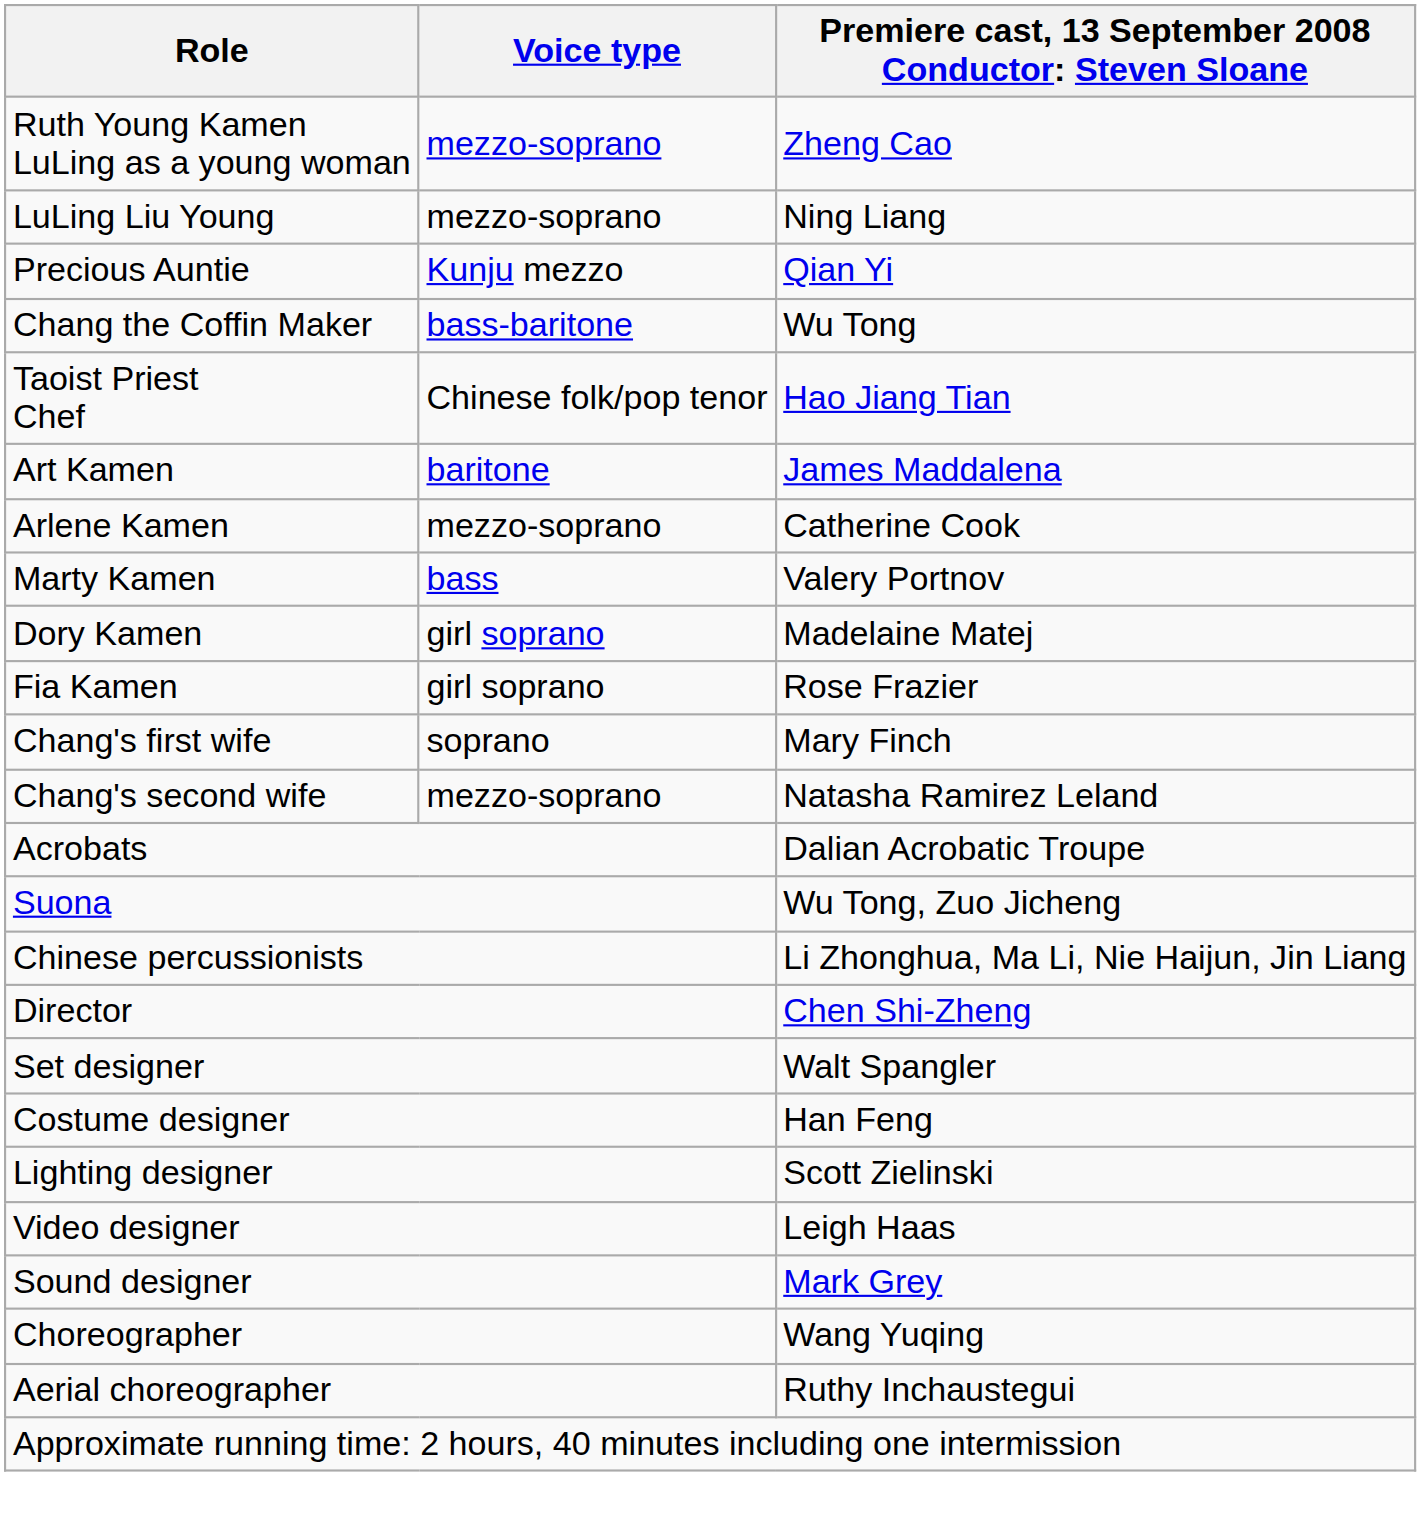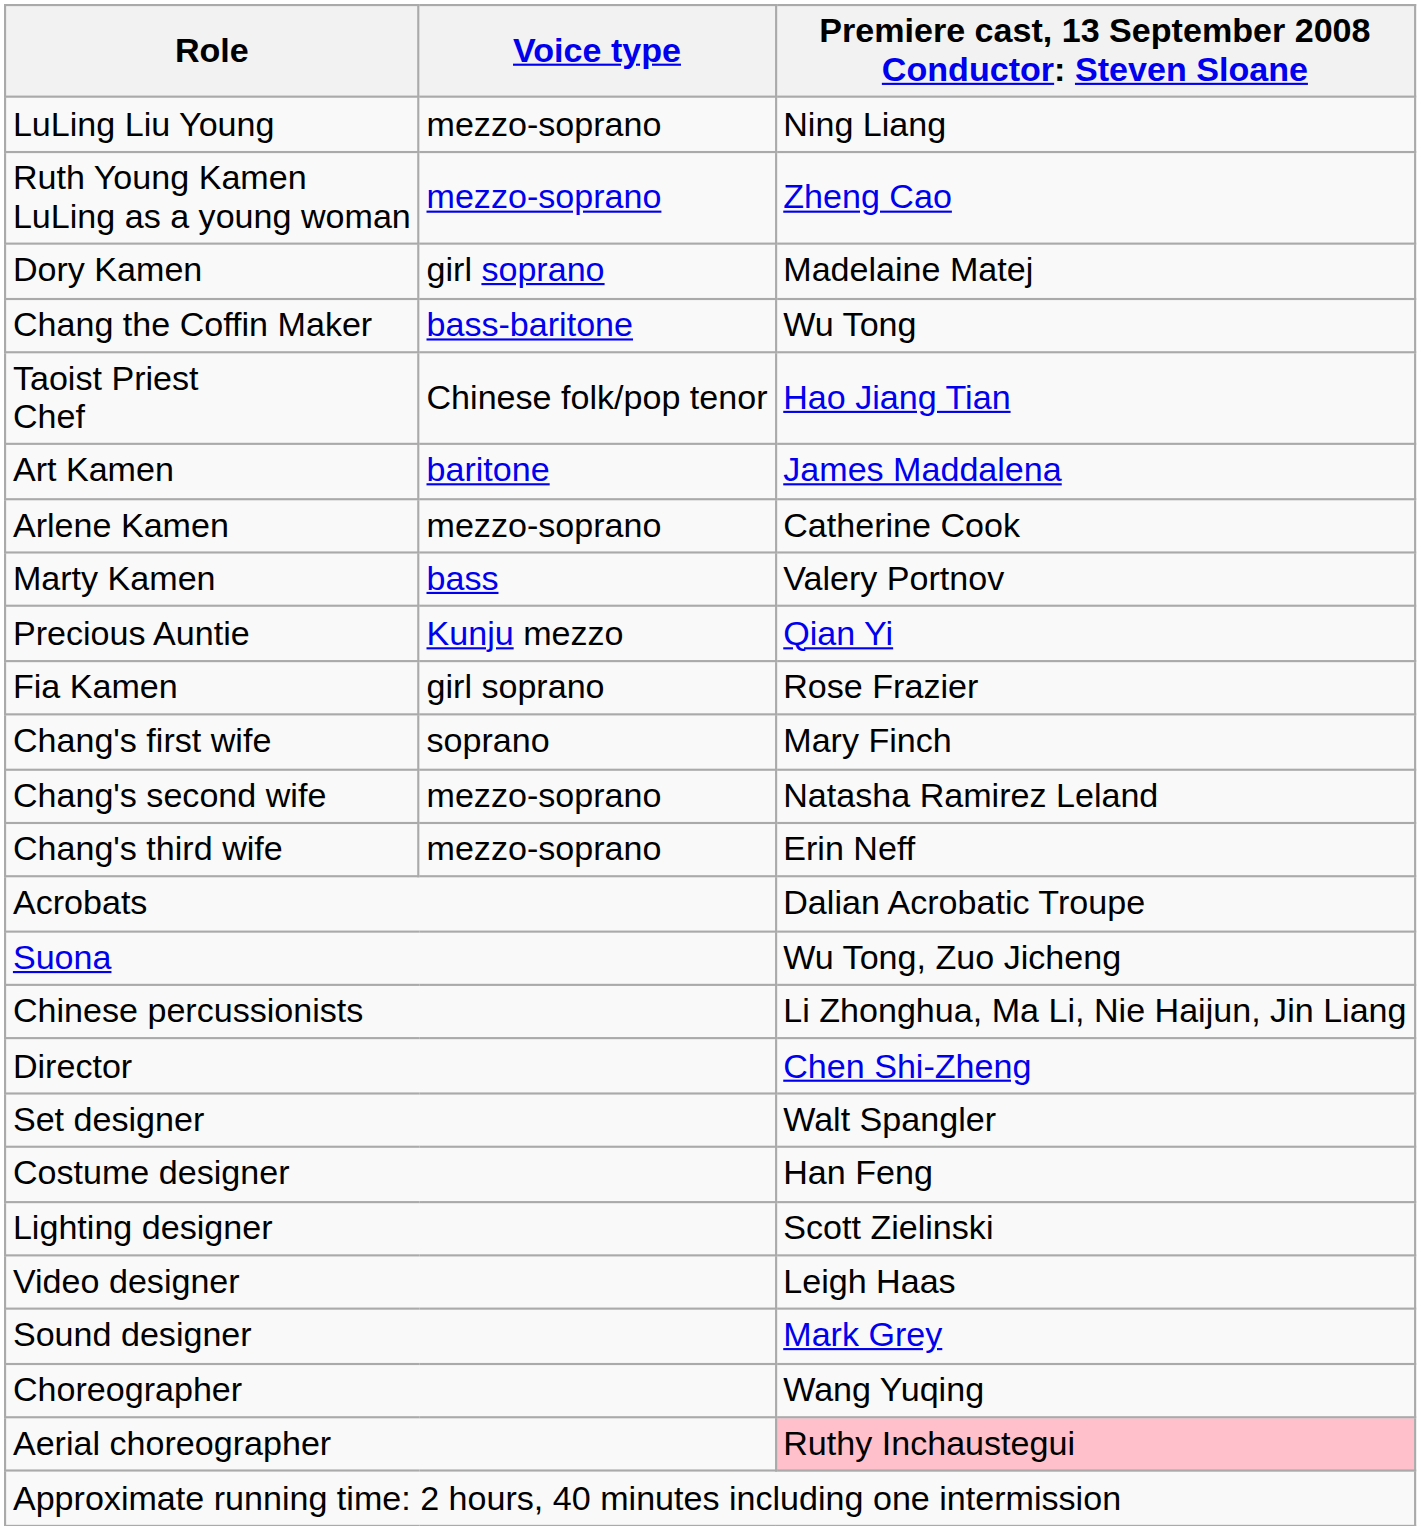rows swapped: (212, 143) <-> (144, 216)
rows swapped: (131, 270) <-> (108, 632)
+ row: (148, 849)
(929, 1389) no background -> (929, 1443) pink background
